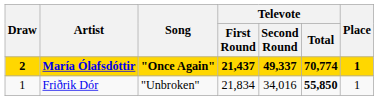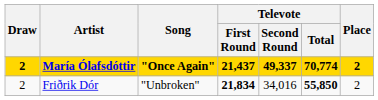(357, 66) 1 -> (357, 66) 2
(22, 85) 1 -> (22, 85) 2
(238, 85) normal -> (238, 85) bold
(357, 85) 1 -> (357, 85) 2
